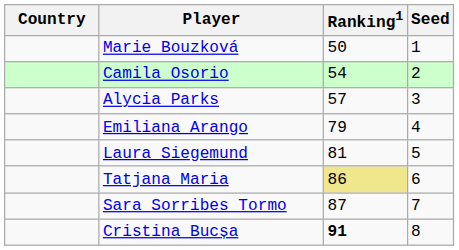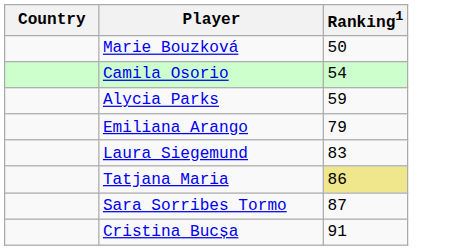- column: (430, 20)
(337, 101) 57 -> (337, 101) 59
(337, 153) 81 -> (337, 153) 83
(337, 232) bold -> (337, 232) normal
